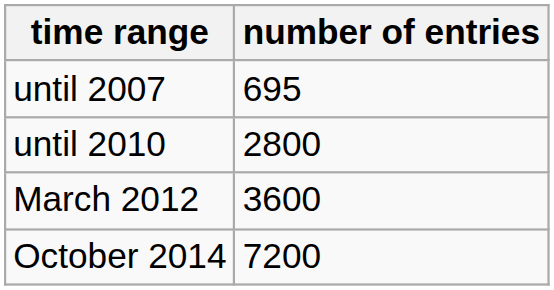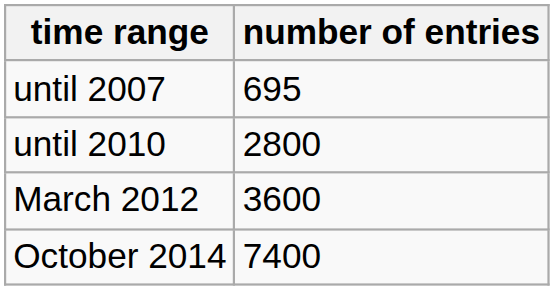(282, 255) 7200 -> (282, 255) 7400
